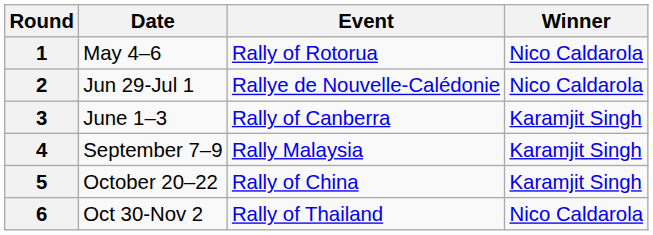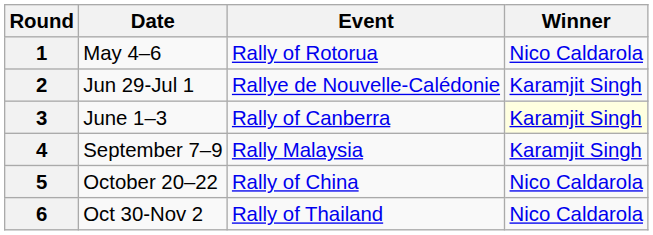(576, 85) Nico Caldarola -> (576, 85) Karamjit Singh
(576, 118) no background -> (576, 118) lightyellow background
(576, 182) Karamjit Singh -> (576, 182) Nico Caldarola
